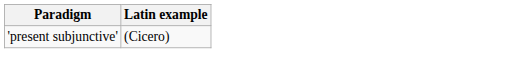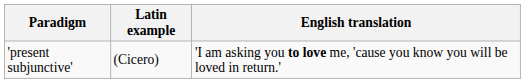+ column: (356, 22)
